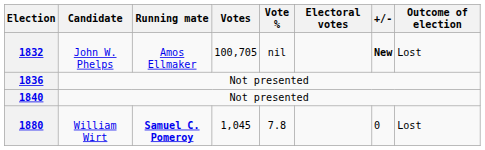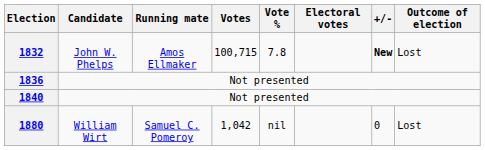(236, 53) 100,705 -> (236, 53) 100,715
(277, 53) nil -> (277, 53) 7.8
(172, 131) bold -> (172, 131) normal
(236, 126) 1,045 -> (236, 126) 1,042
(277, 126) 7.8 -> (277, 126) nil
